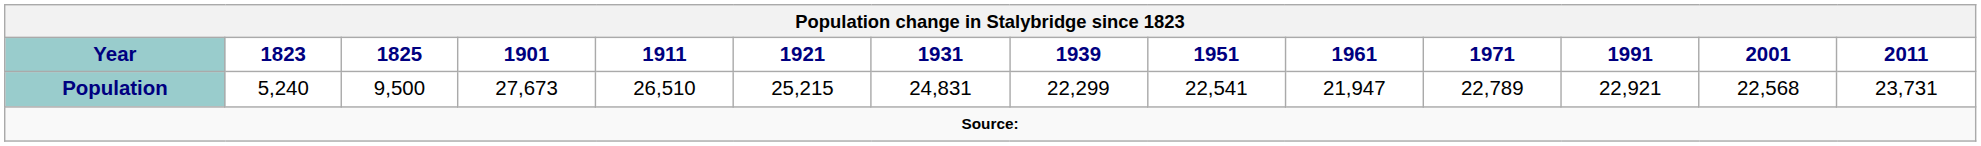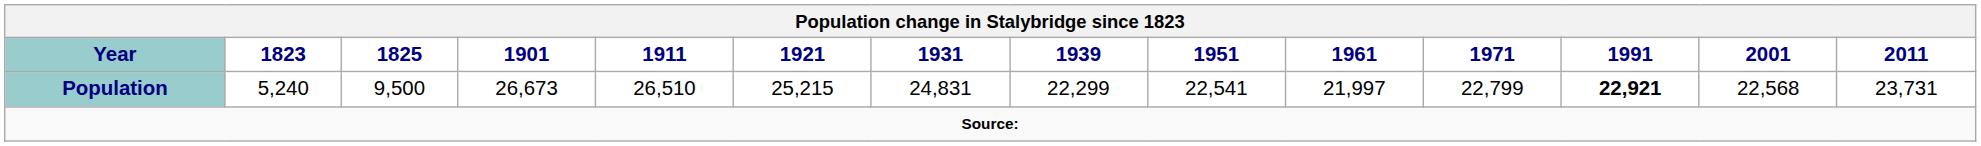(527, 89) 27,673 -> (527, 89) 26,673
(1354, 89) 21,947 -> (1354, 89) 21,997
(1492, 89) 22,789 -> (1492, 89) 22,799
(1630, 89) normal -> (1630, 89) bold
